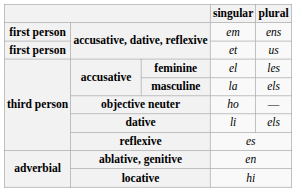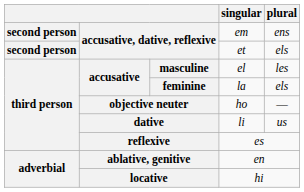(38, 31) first person -> (42, 31) second person
(38, 50) first person -> (42, 50) second person
(274, 50) us -> (282, 50) els
(176, 68) feminine -> (184, 68) masculine
(176, 86) masculine -> (184, 86) feminine
(274, 123) els -> (282, 123) us
